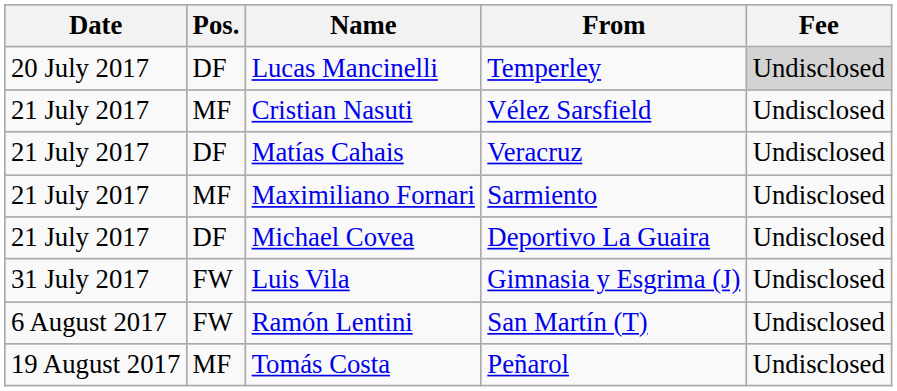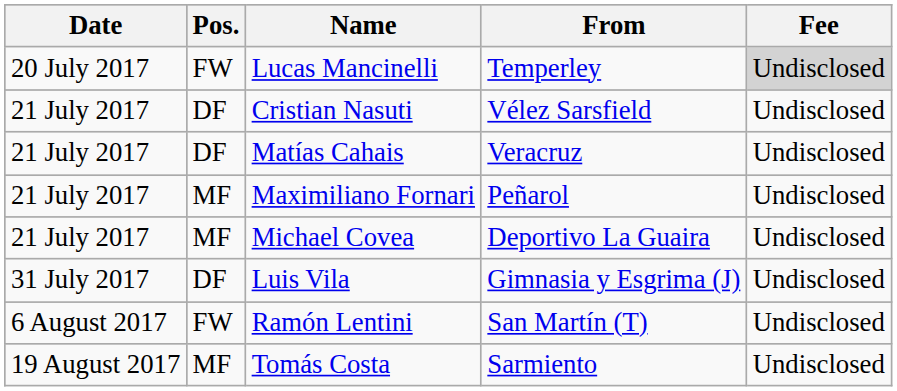(210, 68) DF -> (213, 68) FW
(212, 110) MF -> (210, 110) DF
(542, 195) Sarmiento -> (528, 195) Peñarol
(210, 237) DF -> (212, 237) MF
(213, 279) FW -> (210, 279) DF
(528, 364) Peñarol -> (542, 364) Sarmiento
